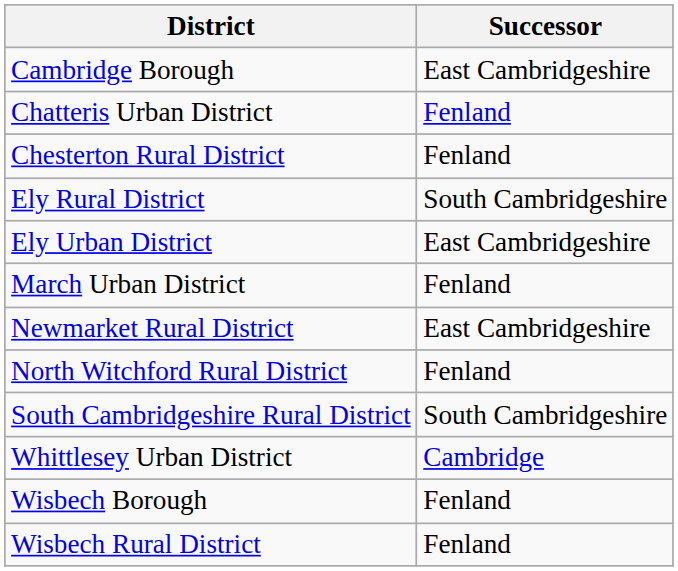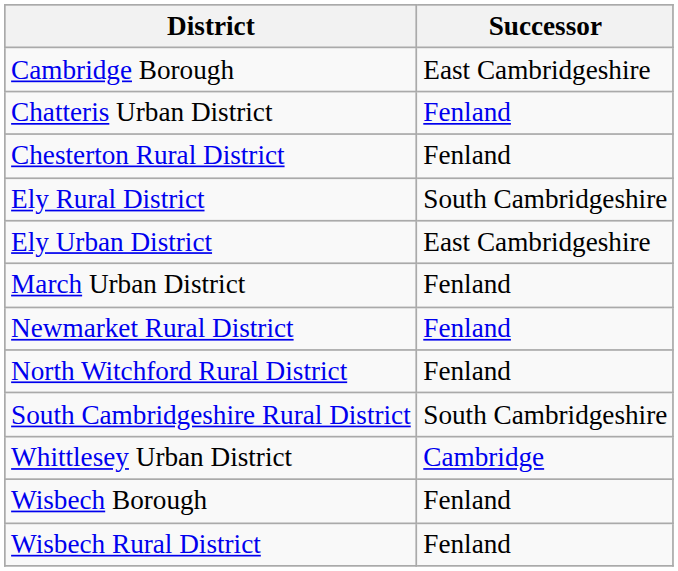(537, 328) East Cambridgeshire -> (467, 328) Fenland
